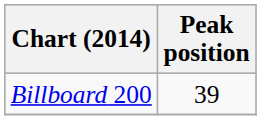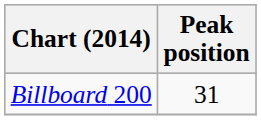(207, 93) 39 -> (207, 93) 31
